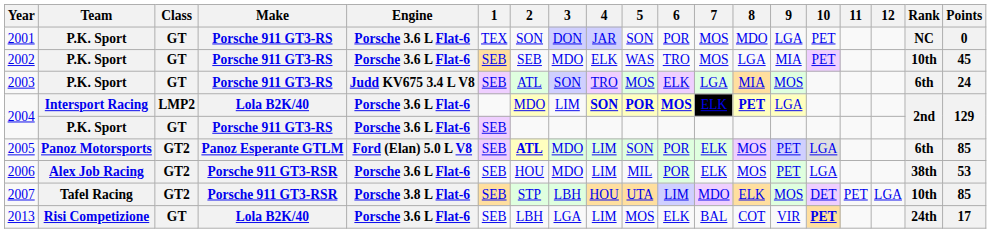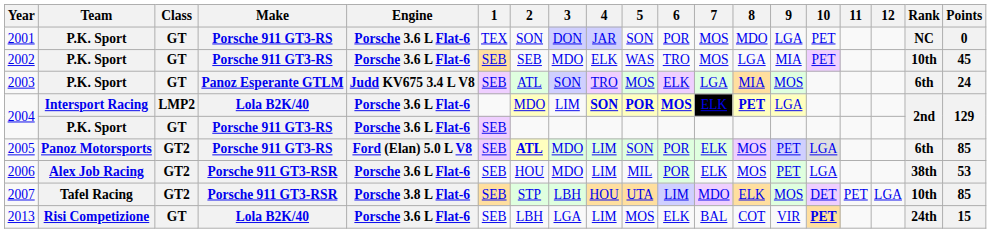(272, 83) Porsche 911 GT3-RS -> (272, 83) Panoz Esperante GTLM
(272, 150) Panoz Esperante GTLM -> (272, 150) Porsche 911 GT3-RS
(964, 216) 17 -> (964, 216) 15
